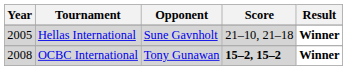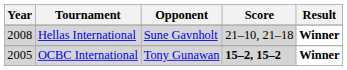(20, 35) 2005 -> (20, 35) 2008
(20, 55) 2008 -> (20, 55) 2005
